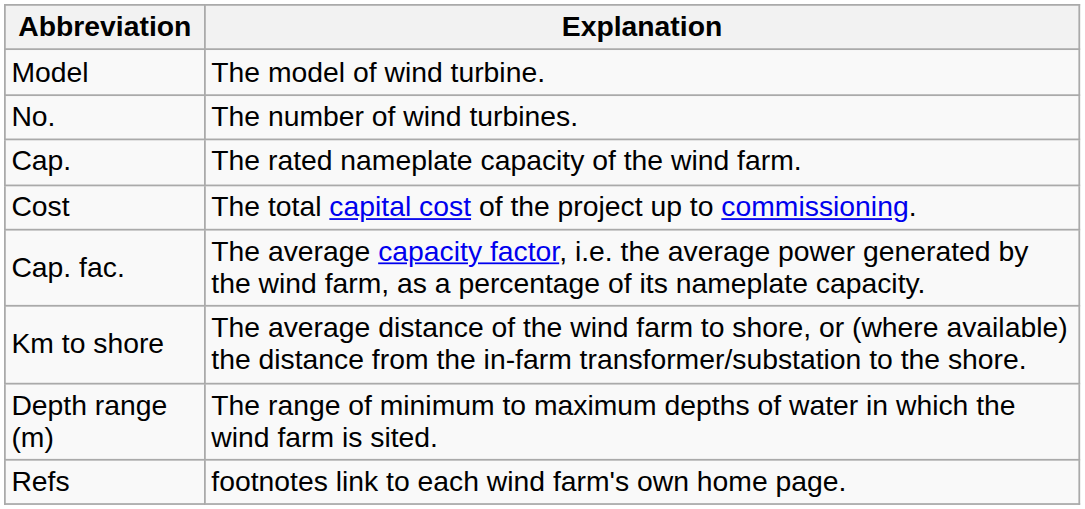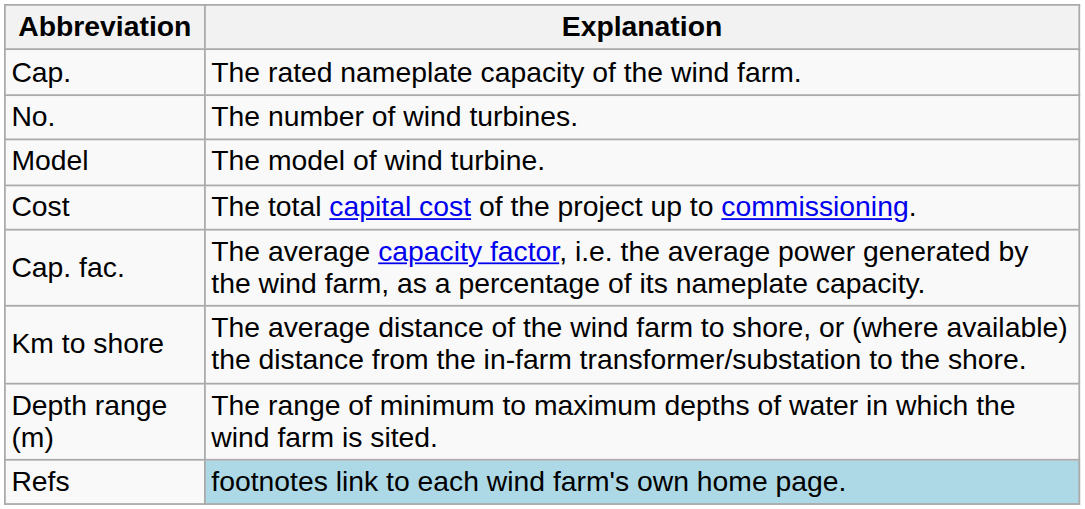rows swapped: (41, 161) <-> (50, 71)
(529, 481) no background -> (529, 481) lightblue background
